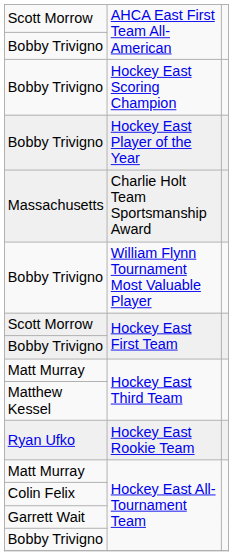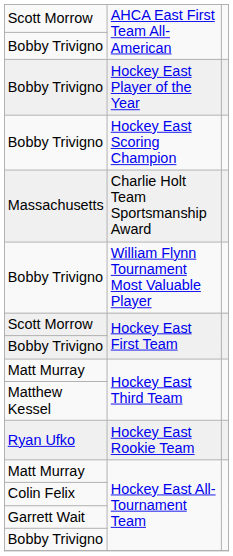rows swapped: (55, 142) <-> (55, 87)
